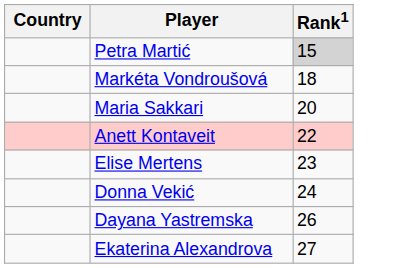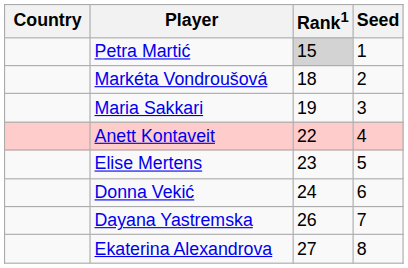+ column: (378, 20)
(307, 107) 20 -> (307, 107) 19
